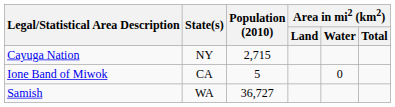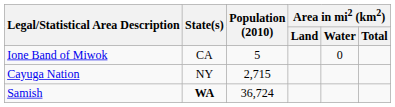rows swapped: (43, 55) <-> (57, 74)
(204, 93) normal -> (204, 93) bold
(257, 93) 36,727 -> (257, 93) 36,724
